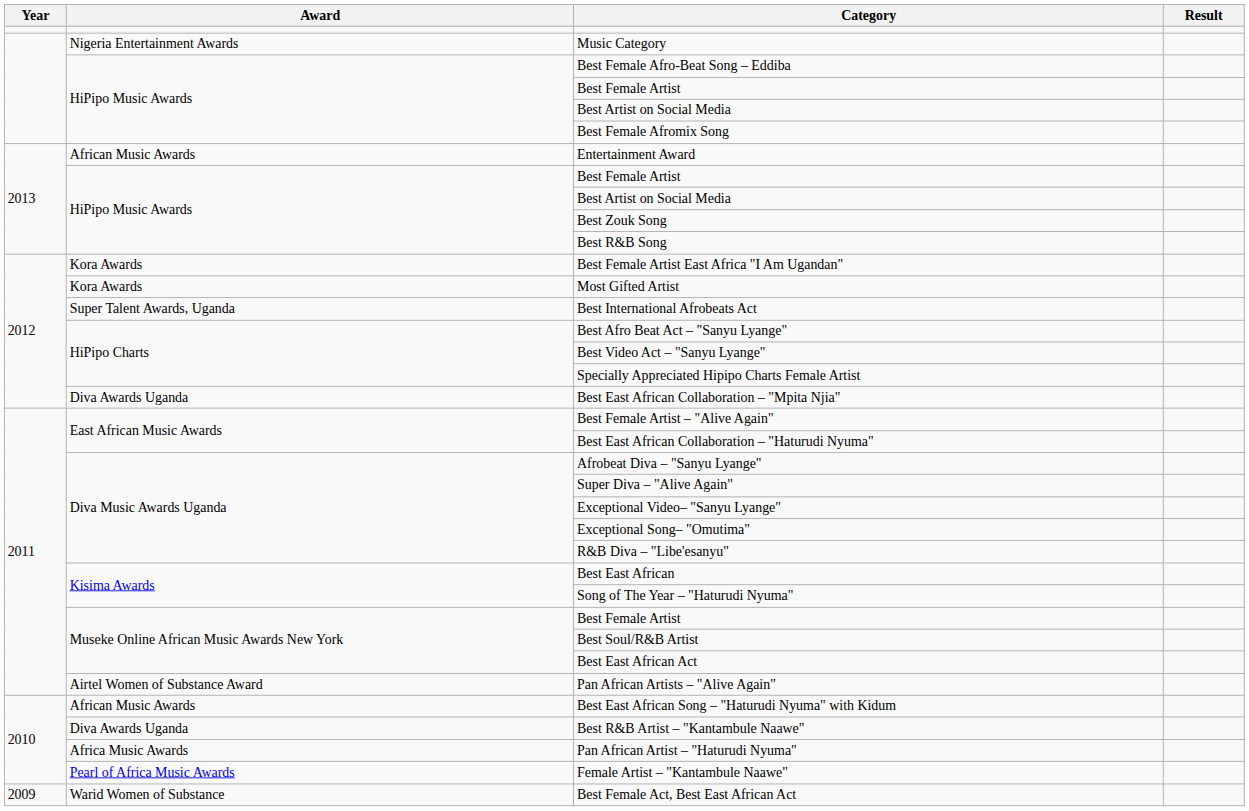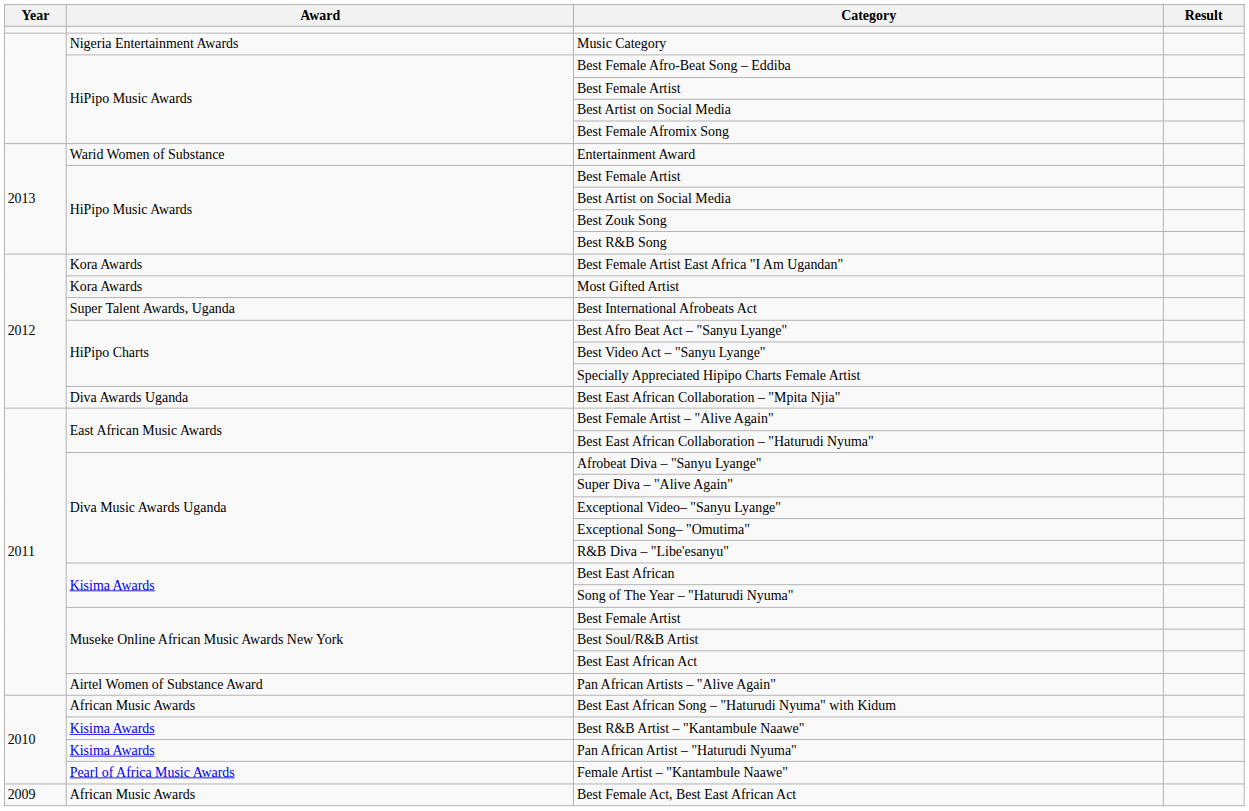(132, 154) African Music Awards -> (147, 154) Warid Women of Substance
(129, 728) Diva Awards Uganda -> (112, 728) Kisima Awards
(129, 750) Africa Music Awards -> (112, 750) Kisima Awards
(147, 794) Warid Women of Substance -> (132, 794) African Music Awards
